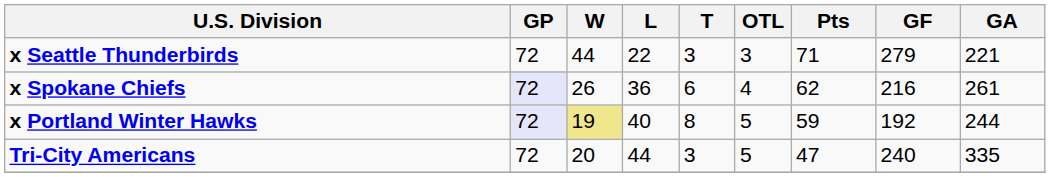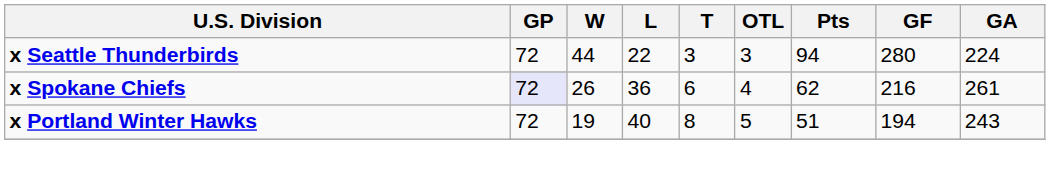(808, 54) 71 -> (808, 54) 94
(898, 54) 279 -> (898, 54) 280
(982, 54) 221 -> (982, 54) 224
(527, 121) lavender background -> (527, 121) no background
(583, 121) khaki background -> (583, 121) no background
(808, 121) 59 -> (808, 121) 51
(898, 121) 192 -> (898, 121) 194
(982, 121) 244 -> (982, 121) 243
- row: (102, 155)
